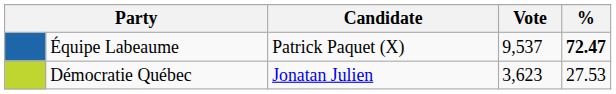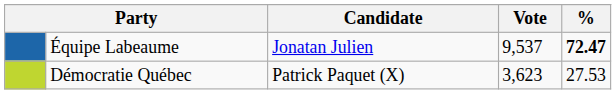(338, 46) Patrick Paquet (X) -> (323, 46) Jonatan Julien
(323, 74) Jonatan Julien -> (338, 74) Patrick Paquet (X)
